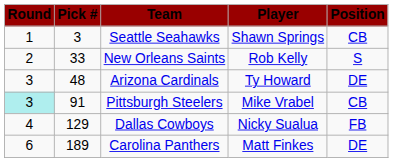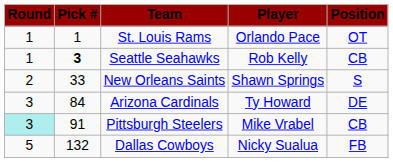+ row: (164, 37)
(77, 37) normal -> (77, 59) bold
(278, 37) Shawn Springs -> (278, 59) Rob Kelly
(278, 59) Rob Kelly -> (278, 80) Shawn Springs
(77, 80) 48 -> (77, 102) 84
(29, 124) 4 -> (29, 146) 5
(77, 124) 129 -> (77, 146) 132
- row: (164, 146)
